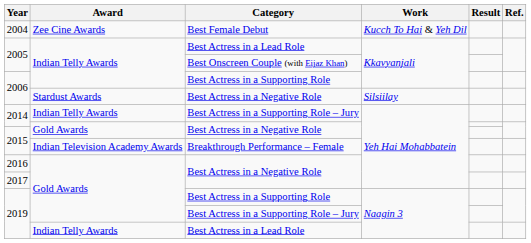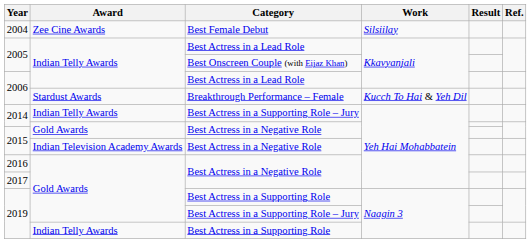(415, 29) Kucch To Hai & Yeh Dil -> (381, 29) Silsiilay
(259, 79) Best Actress in a Supporting Role -> (246, 79) Best Actress in a Lead Role
(254, 96) Best Actress in a Negative Role -> (265, 96) Breakthrough Performance – Female
(381, 96) Silsiilay -> (415, 96) Kucch To Hai & Yeh Dil
(265, 146) Breakthrough Performance – Female -> (254, 146) Best Actress in a Negative Role
(246, 230) Best Actress in a Lead Role -> (259, 230) Best Actress in a Supporting Role
